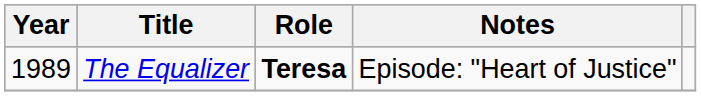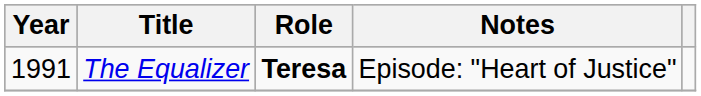(41, 68) 1989 -> (41, 68) 1991
